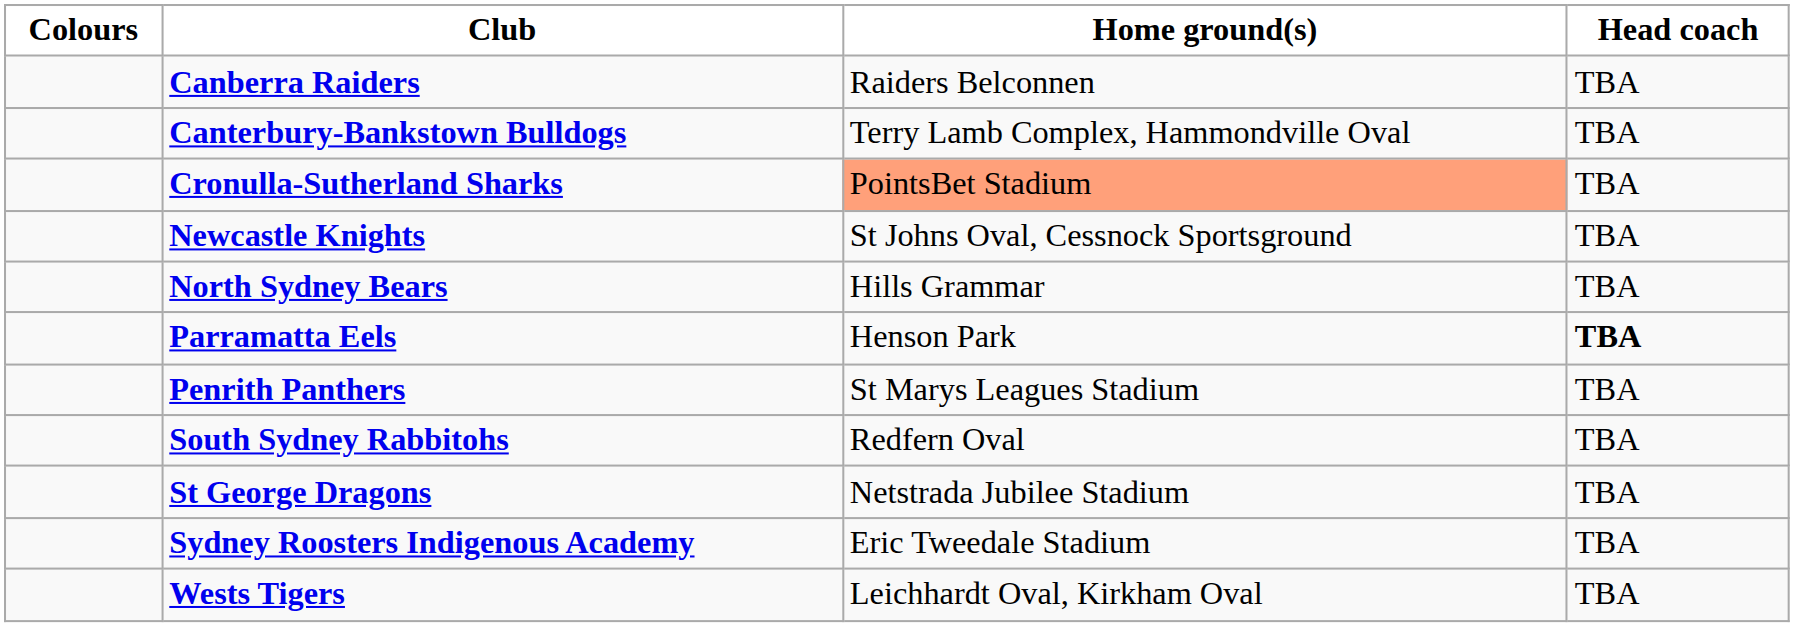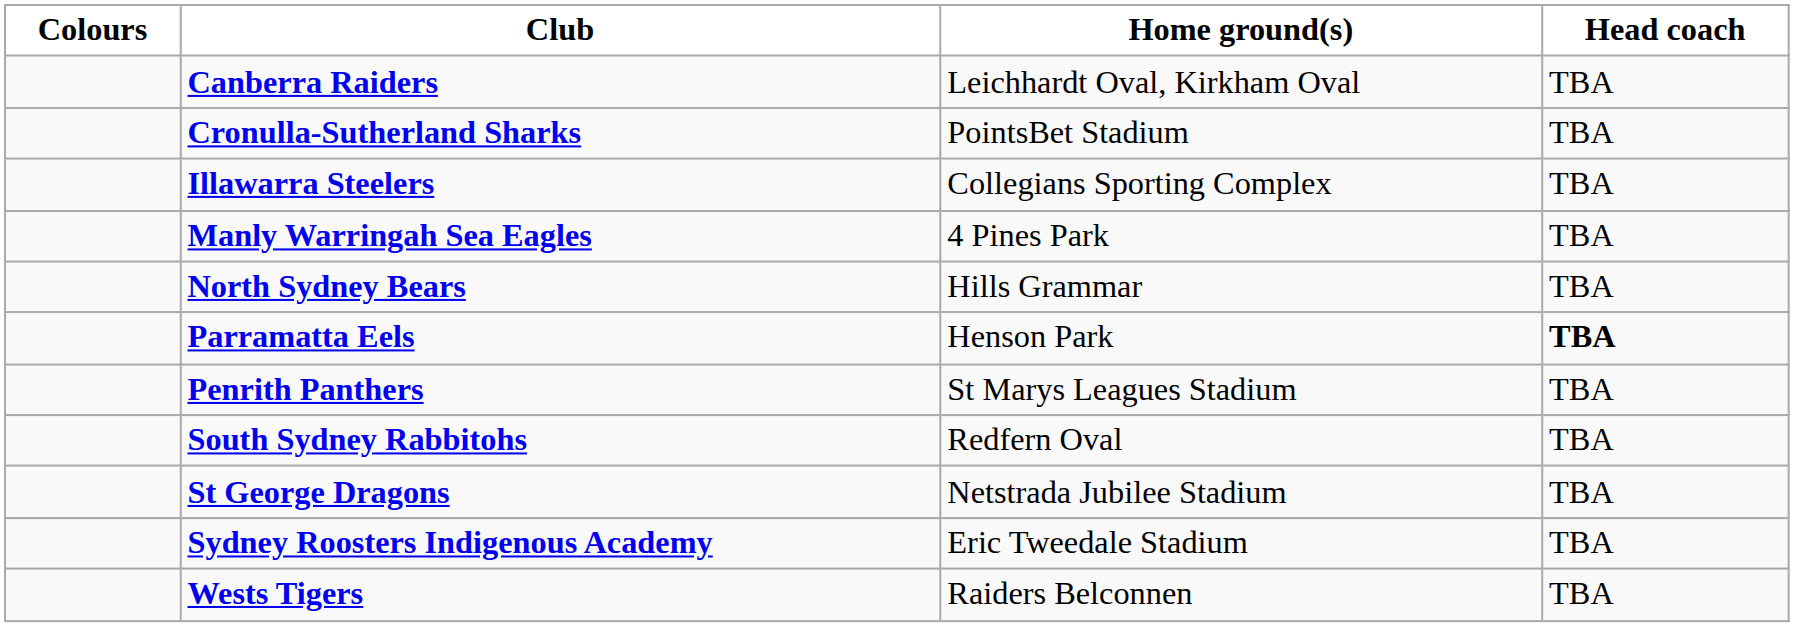(972, 81) Raiders Belconnen -> (1154, 81) Leichhardt Oval, Kirkham Oval
- row: (398, 132)
(971, 183) lightsalmon background -> (1068, 132) no background
+ row: (311, 183)
+ row: (390, 235)
- row: (297, 235)
(1056, 593) Leichhardt Oval, Kirkham Oval -> (1070, 593) Raiders Belconnen
